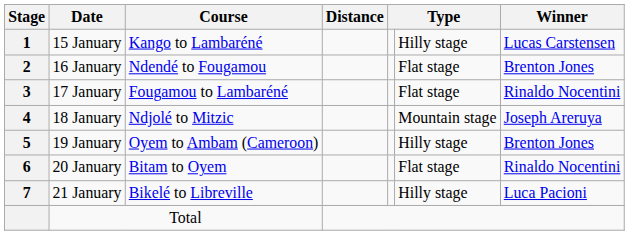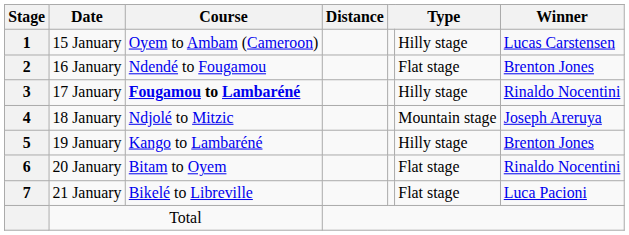(196, 42) Kango to Lambaréné -> (224, 42) Oyem to Ambam (Cameroon)
(208, 92) normal -> (215, 92) bold
(429, 92) Flat stage -> (433, 92) Hilly stage
(224, 142) Oyem to Ambam (Cameroon) -> (196, 142) Kango to Lambaréné
(433, 192) Hilly stage -> (429, 192) Flat stage
